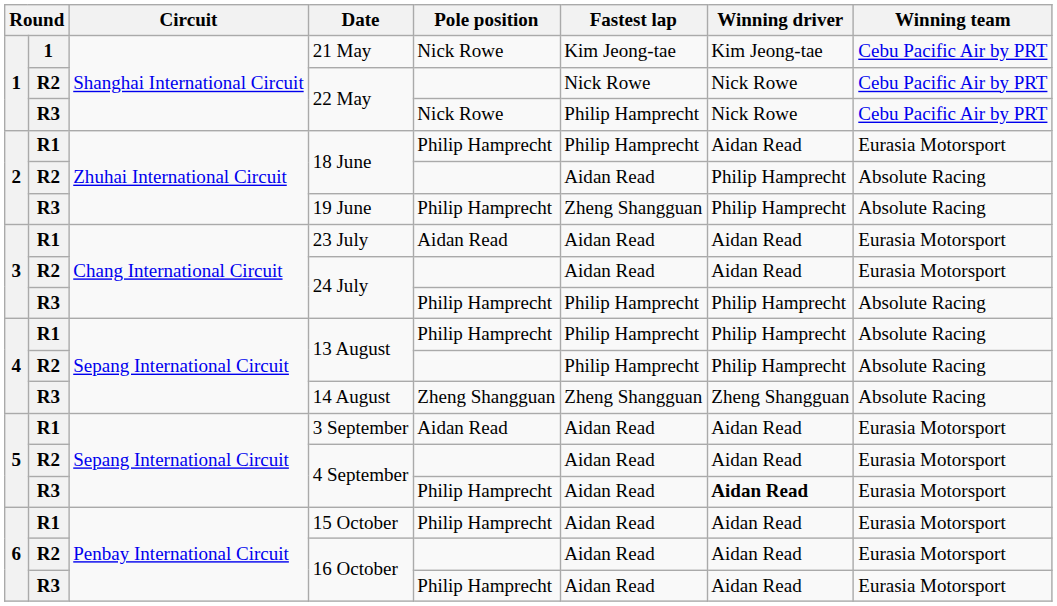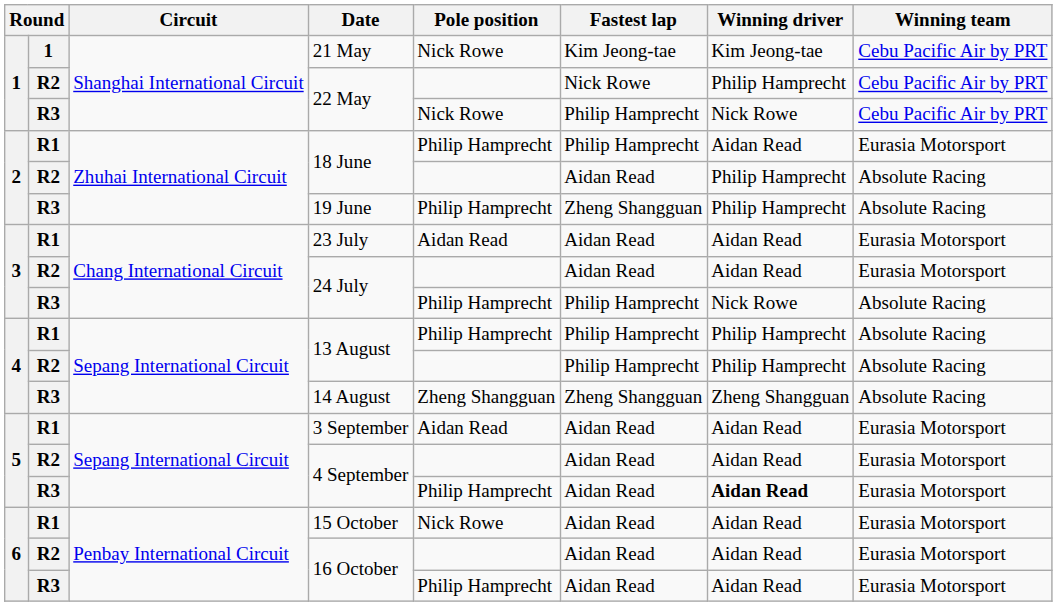(754, 82) Nick Rowe -> (779, 82) Philip Hamprecht
(779, 302) Philip Hamprecht -> (754, 302) Nick Rowe
(485, 522) Philip Hamprecht -> (460, 522) Nick Rowe
